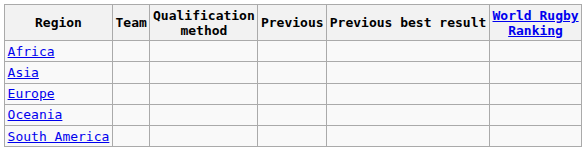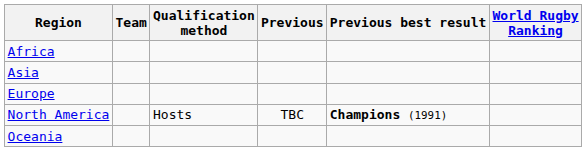+ row: (58, 115)
- row: (58, 136)
